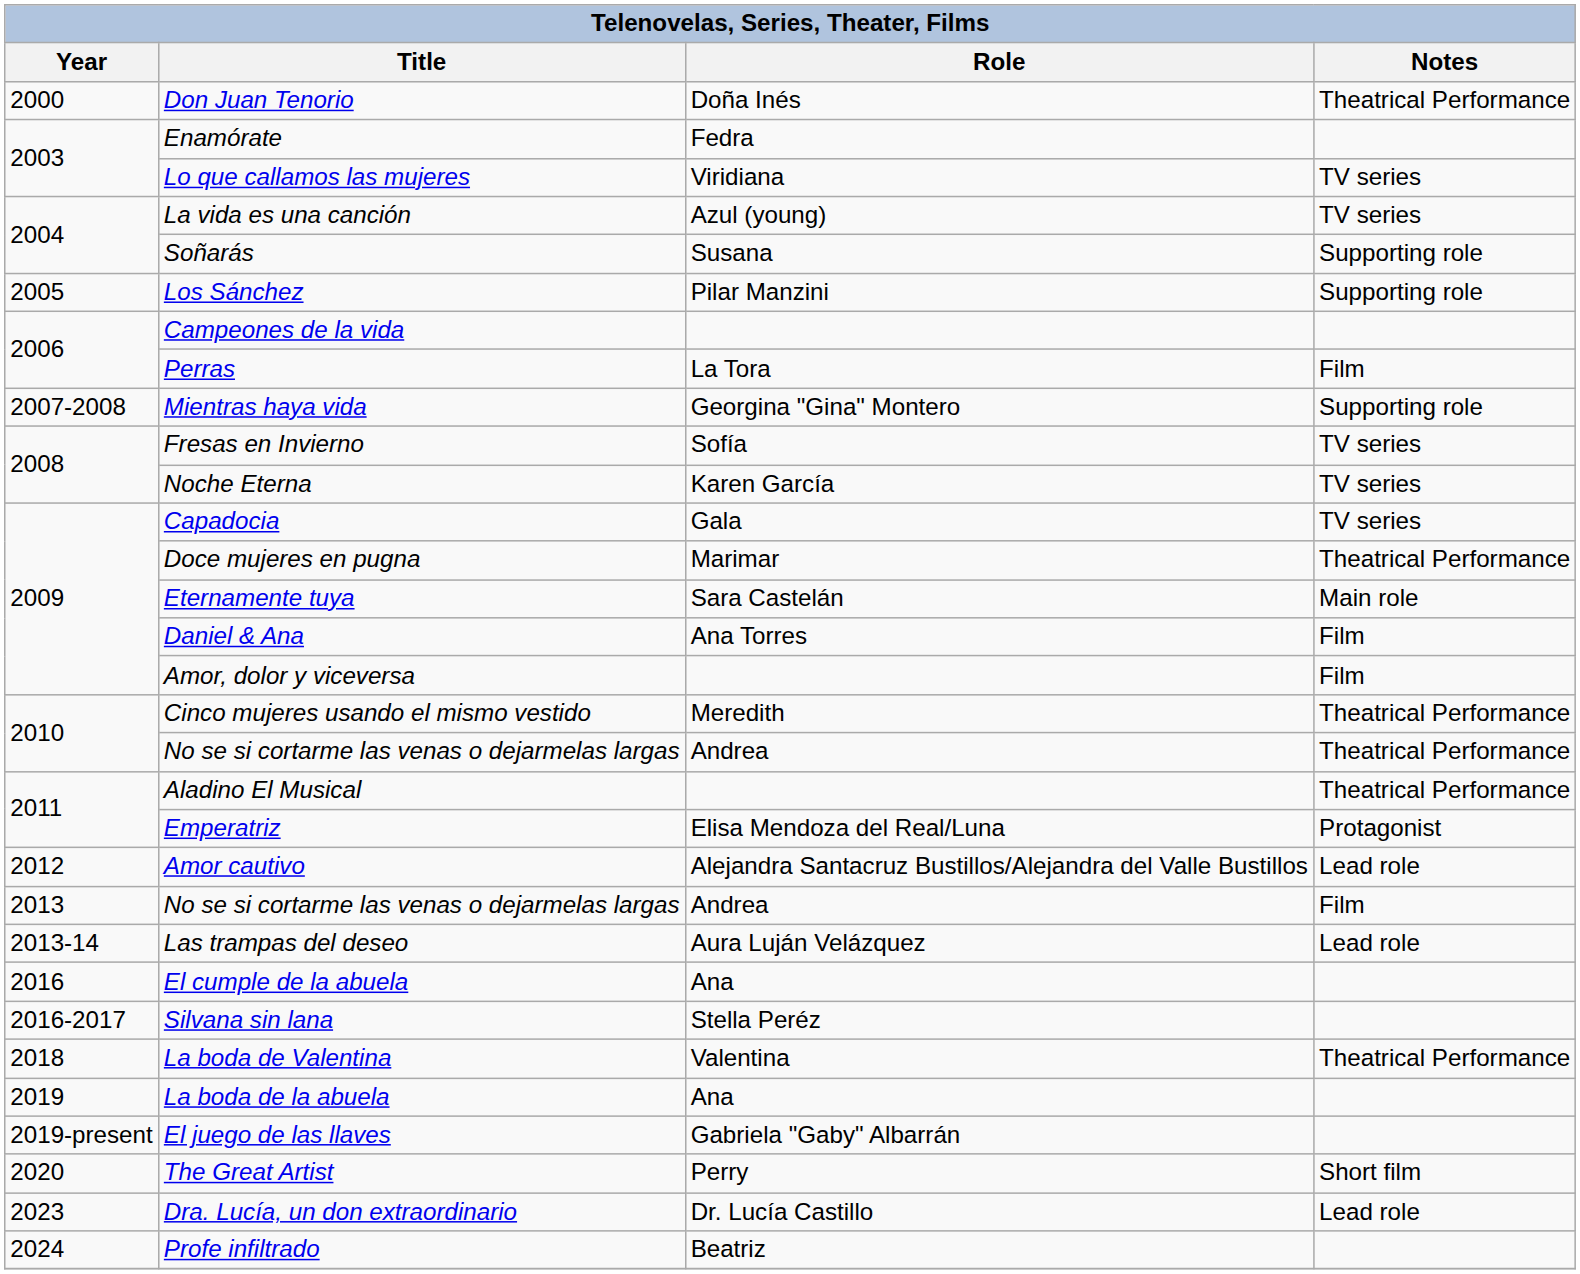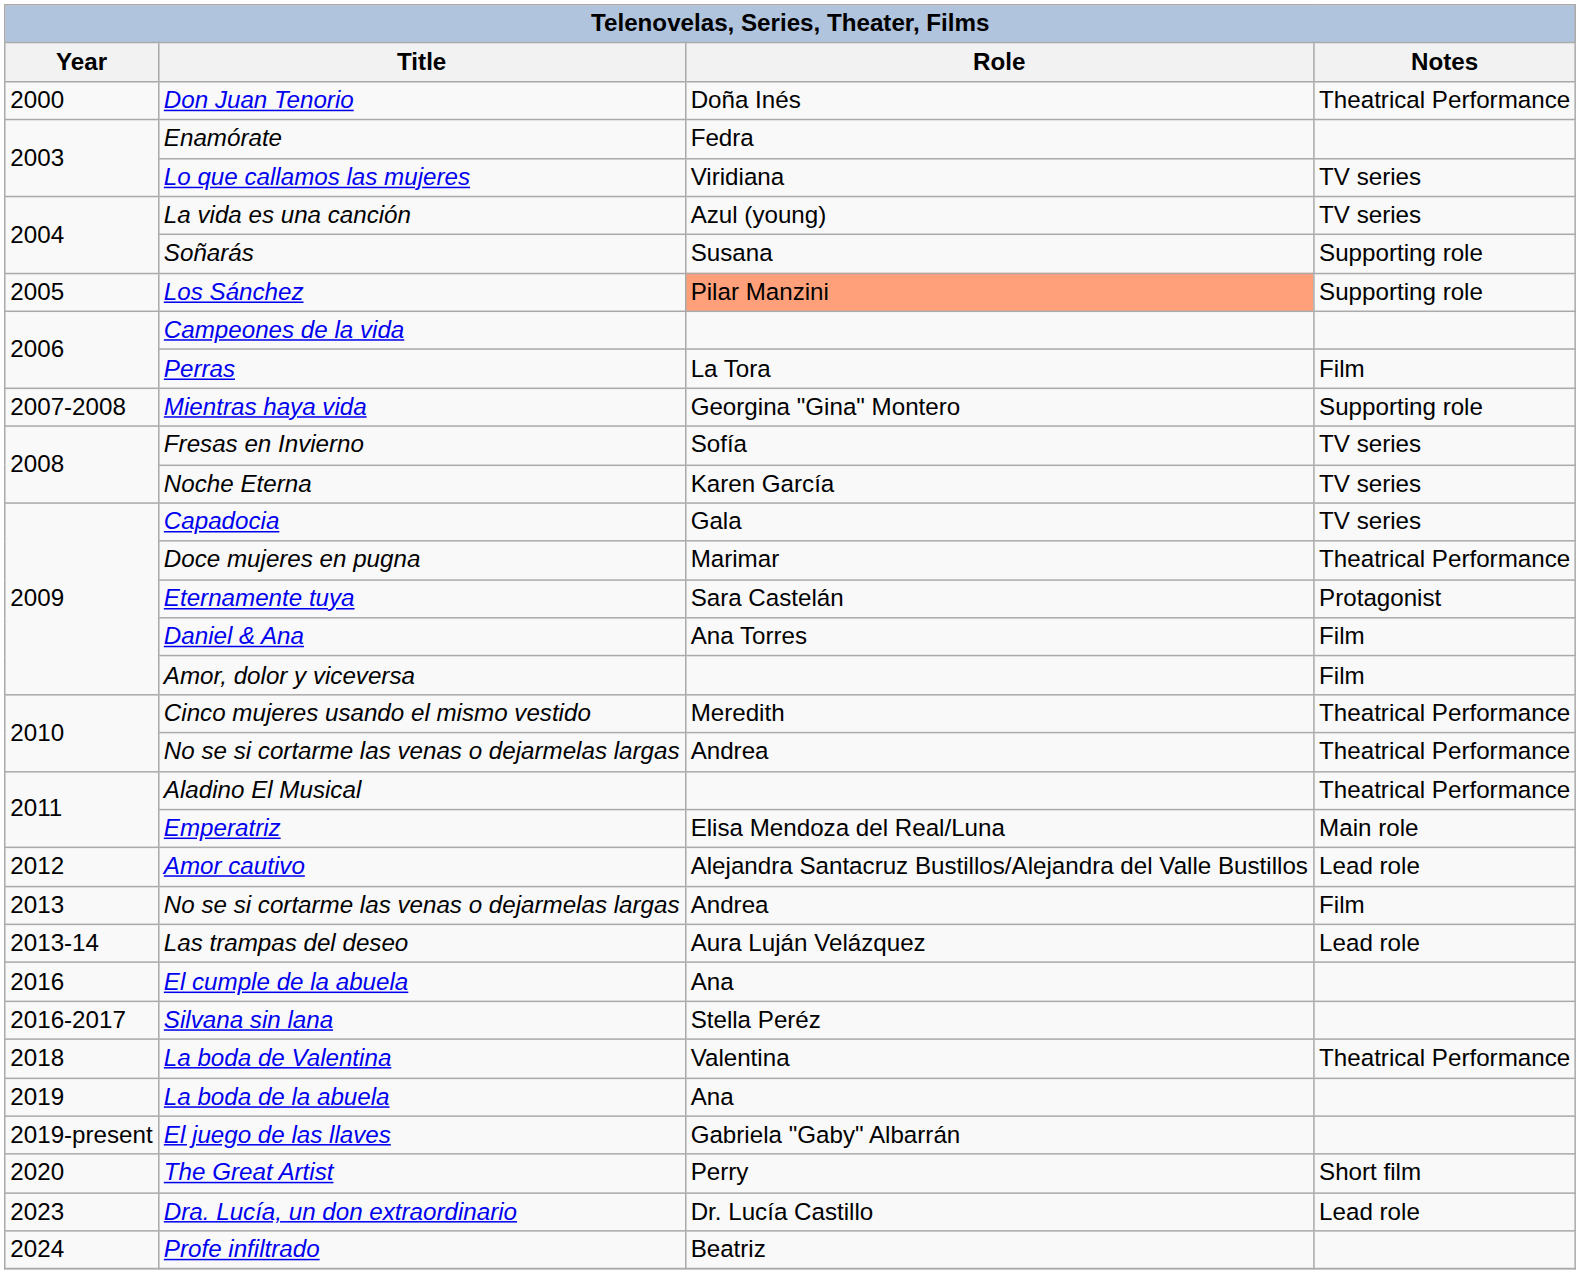(760, 291) no background -> (760, 291) lightsalmon background
(1369, 598) Main role -> (1380, 598) Protagonist
(1380, 828) Protagonist -> (1369, 828) Main role
